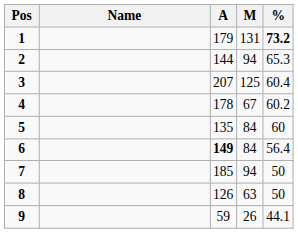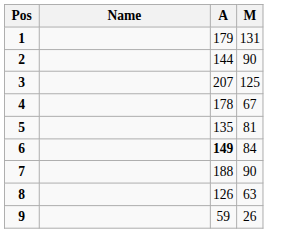- column: (278, 16)
(250, 60) 94 -> (250, 60) 90
(250, 127) 84 -> (250, 127) 81
(223, 172) 185 -> (223, 172) 188
(250, 172) 94 -> (250, 172) 90
